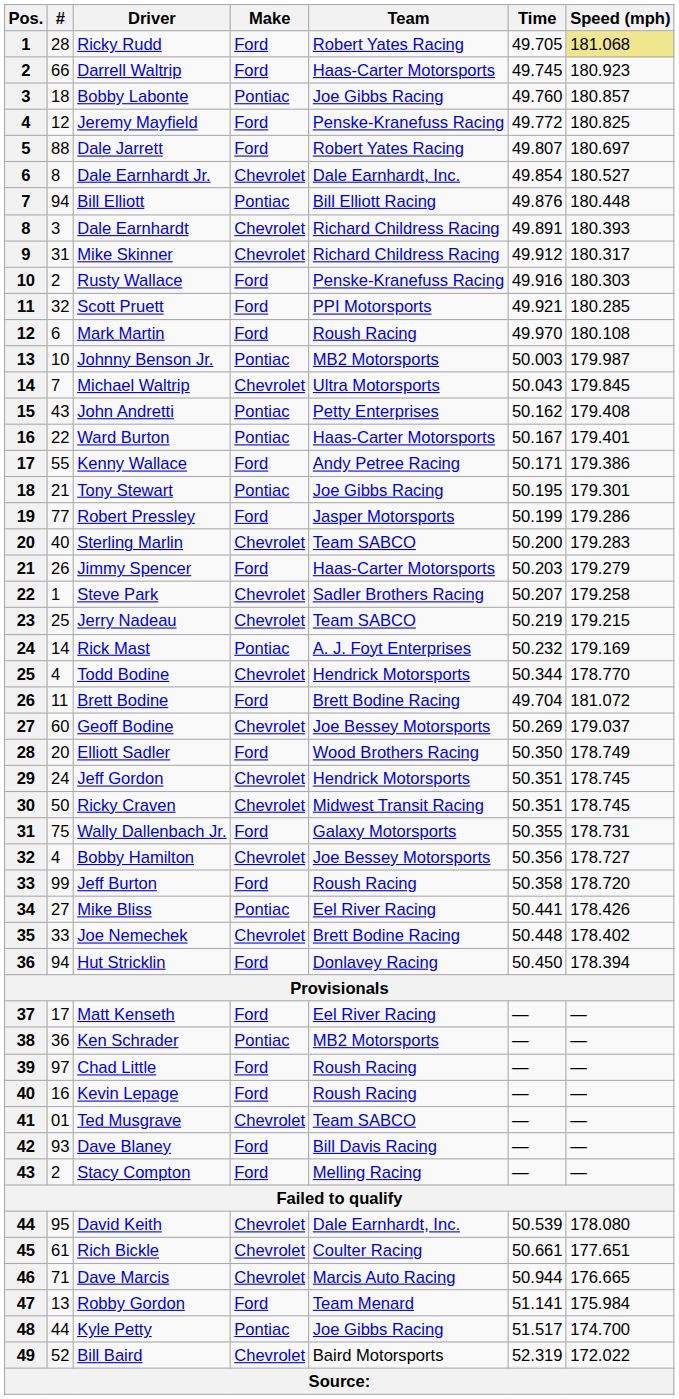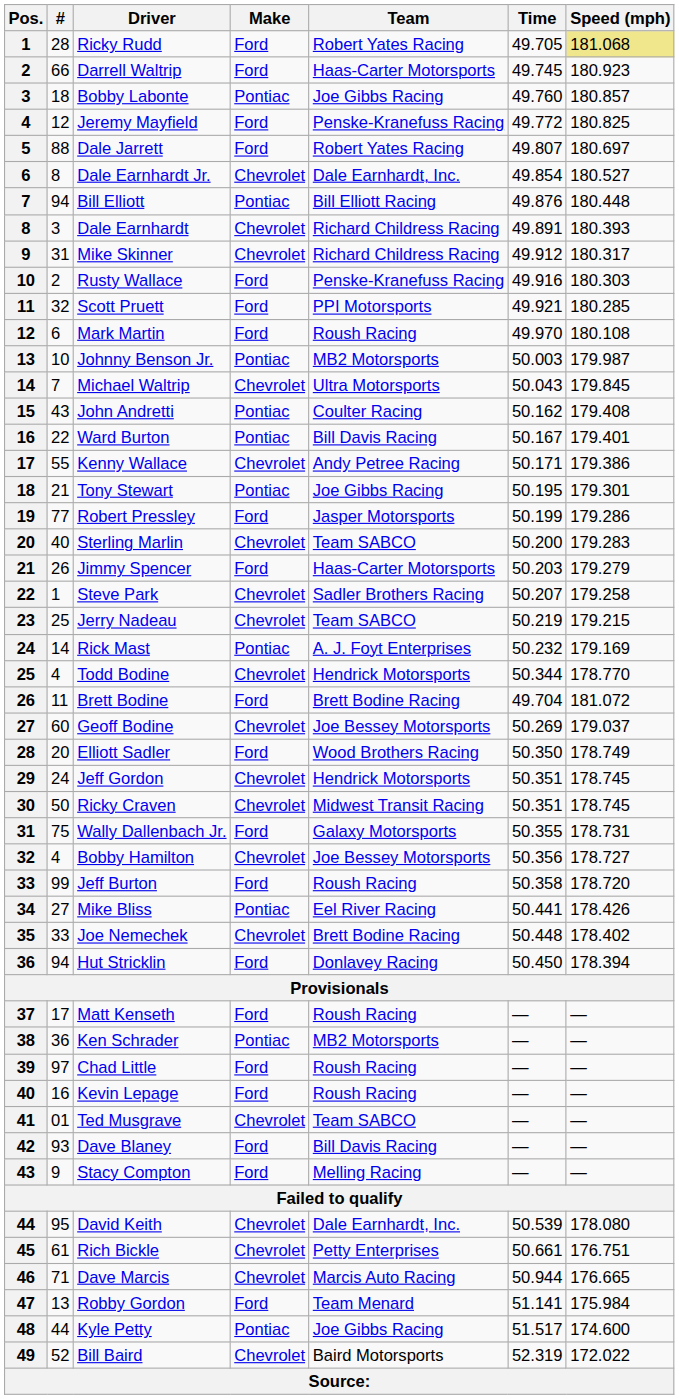(376, 411) Petty Enterprises -> (368, 411) Coulter Racing
(404, 437) Haas-Carter Motorsports -> (375, 437) Bill Davis Racing
(251, 464) Ford -> (270, 464) Chevrolet
(374, 1015) Eel River Racing -> (365, 1015) Roush Racing
(56, 1172) 2 -> (56, 1172) 9
(368, 1251) Coulter Racing -> (376, 1251) Petty Enterprises
(600, 1251) 177.651 -> (600, 1251) 176.751
(600, 1329) 174.700 -> (600, 1329) 174.600
